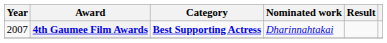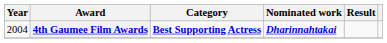(17, 29) 2007 -> (17, 29) 2004
(300, 29) normal -> (301, 29) bold
